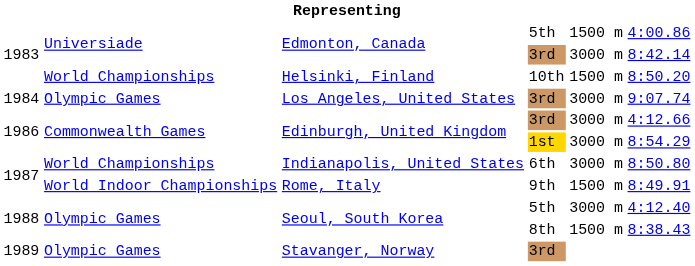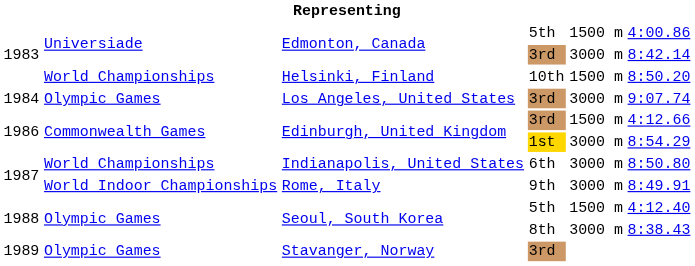(596, 120) 3000 m -> (596, 120) 1500 m
(596, 186) 1500 m -> (596, 186) 3000 m
(596, 208) 3000 m -> (596, 208) 1500 m
(596, 230) 1500 m -> (596, 230) 3000 m
